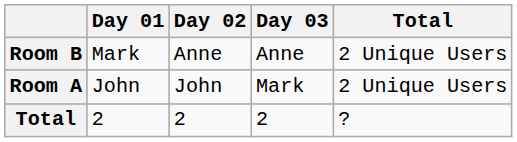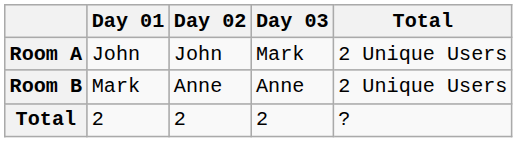rows swapped: (46, 87) <-> (46, 54)
